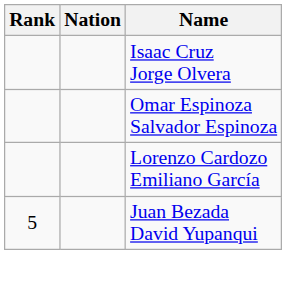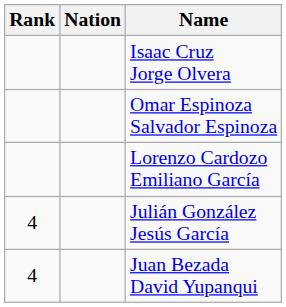+ row: (193, 222)
(32, 222) 5 -> (32, 275) 4
